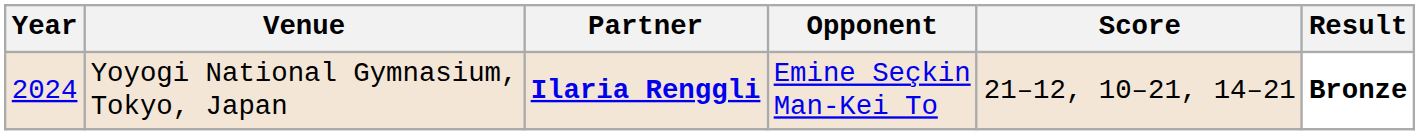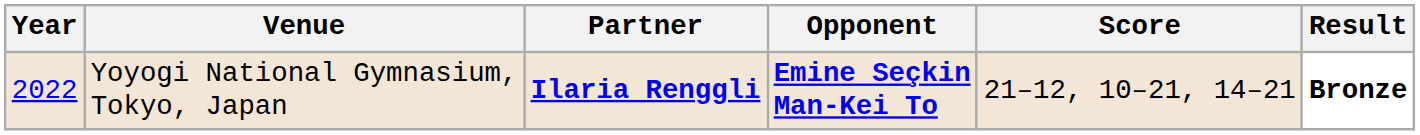(45, 90) 2024 -> (45, 90) 2022
(872, 90) normal -> (872, 90) bold
